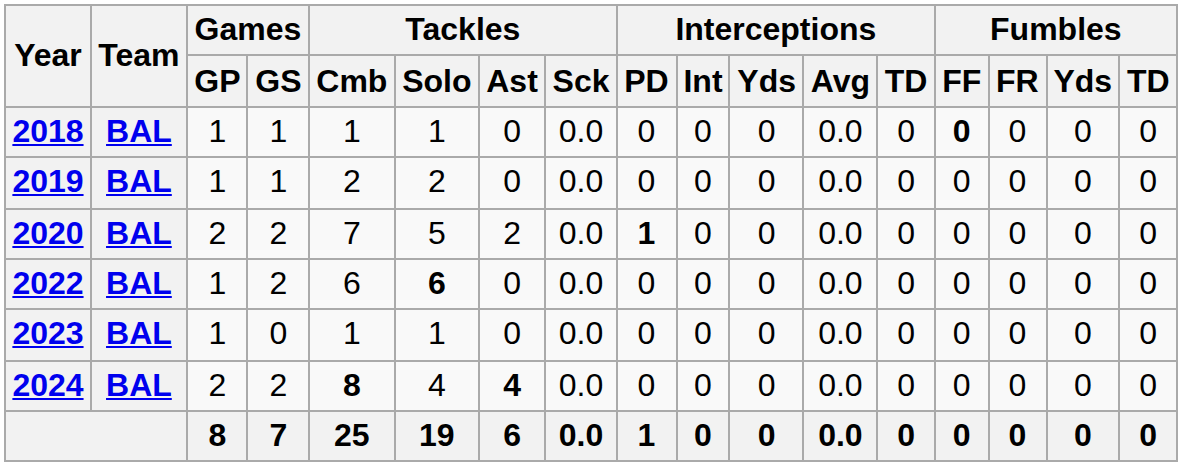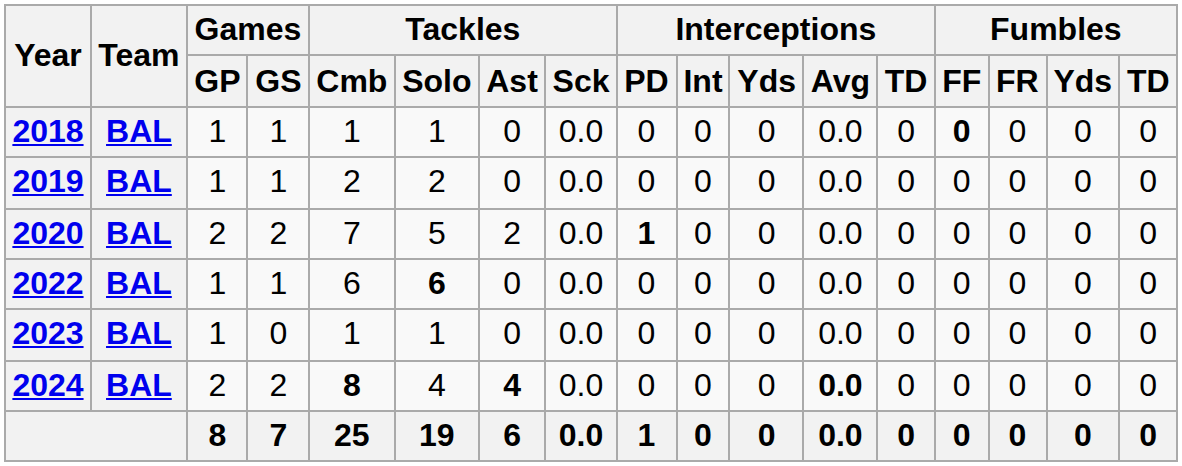(278, 283) 2 -> (278, 283) 1
(840, 385) normal -> (840, 385) bold
